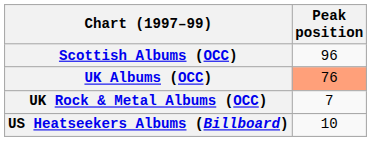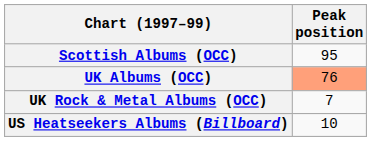(329, 56) 96 -> (329, 56) 95
